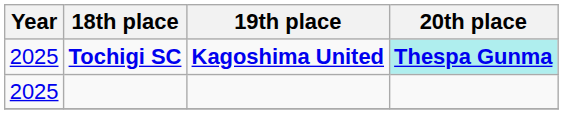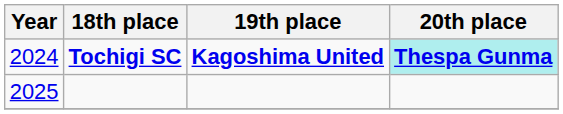(34, 56) 2025 -> (34, 56) 2024
